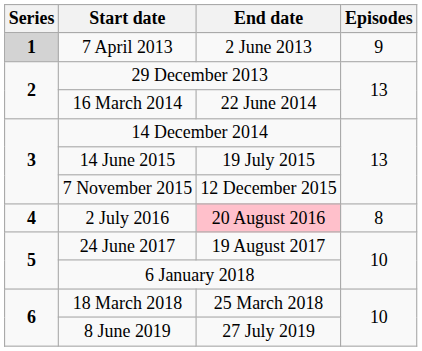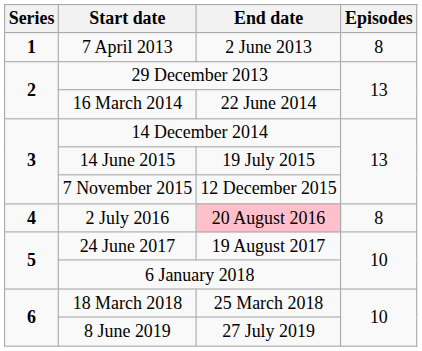(32, 47) lightgrey background -> (32, 47) no background
(379, 47) 9 -> (379, 47) 8
